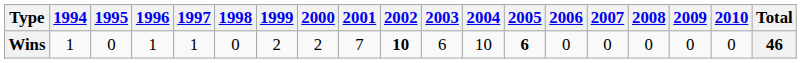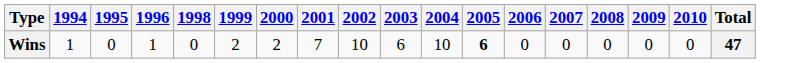- column: (194, 17)
(401, 44) bold -> (359, 44) normal
(774, 44) 46 -> (733, 44) 47
